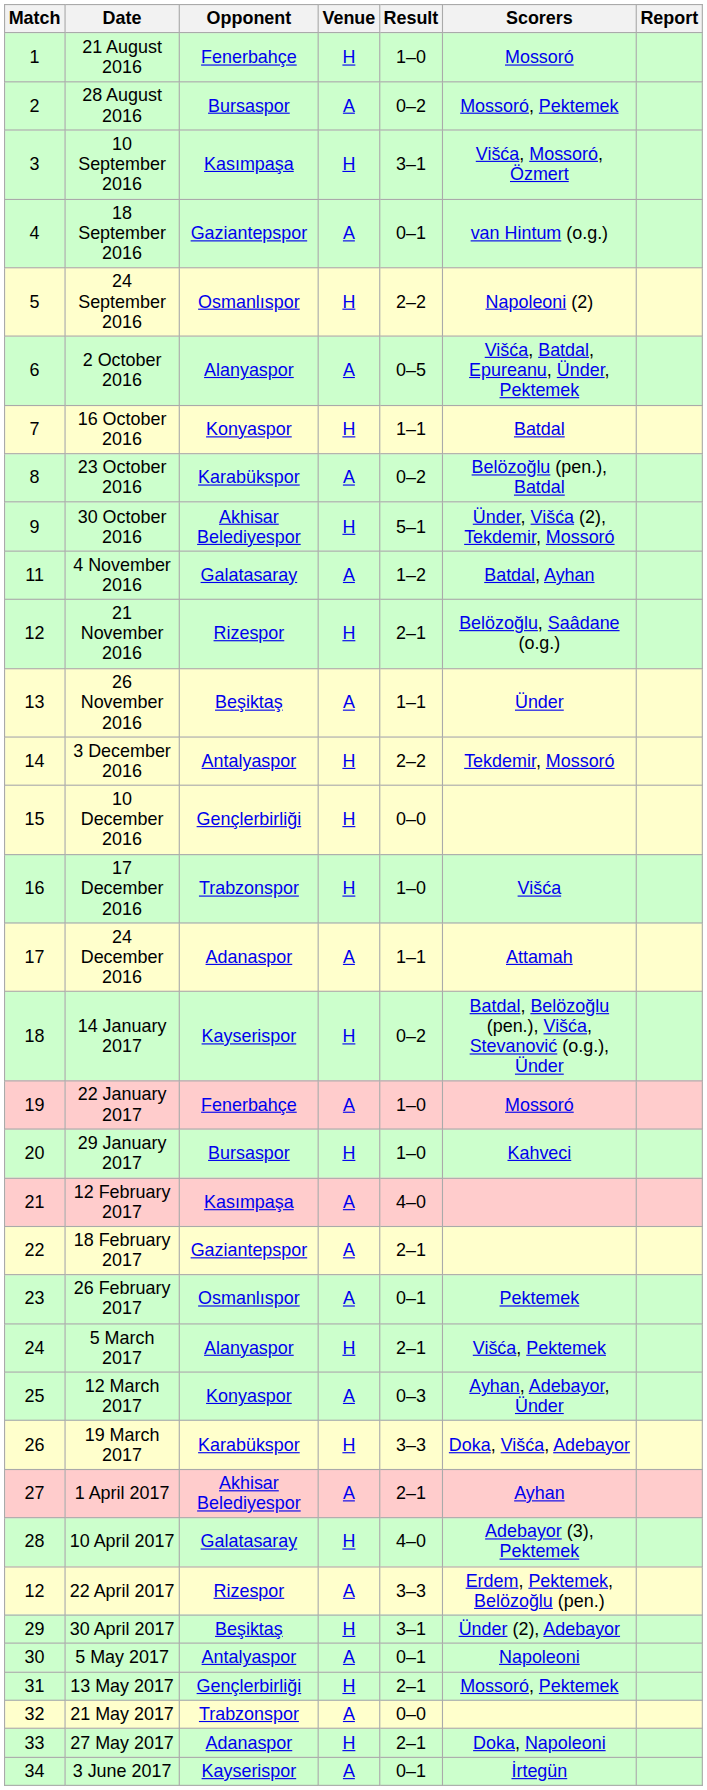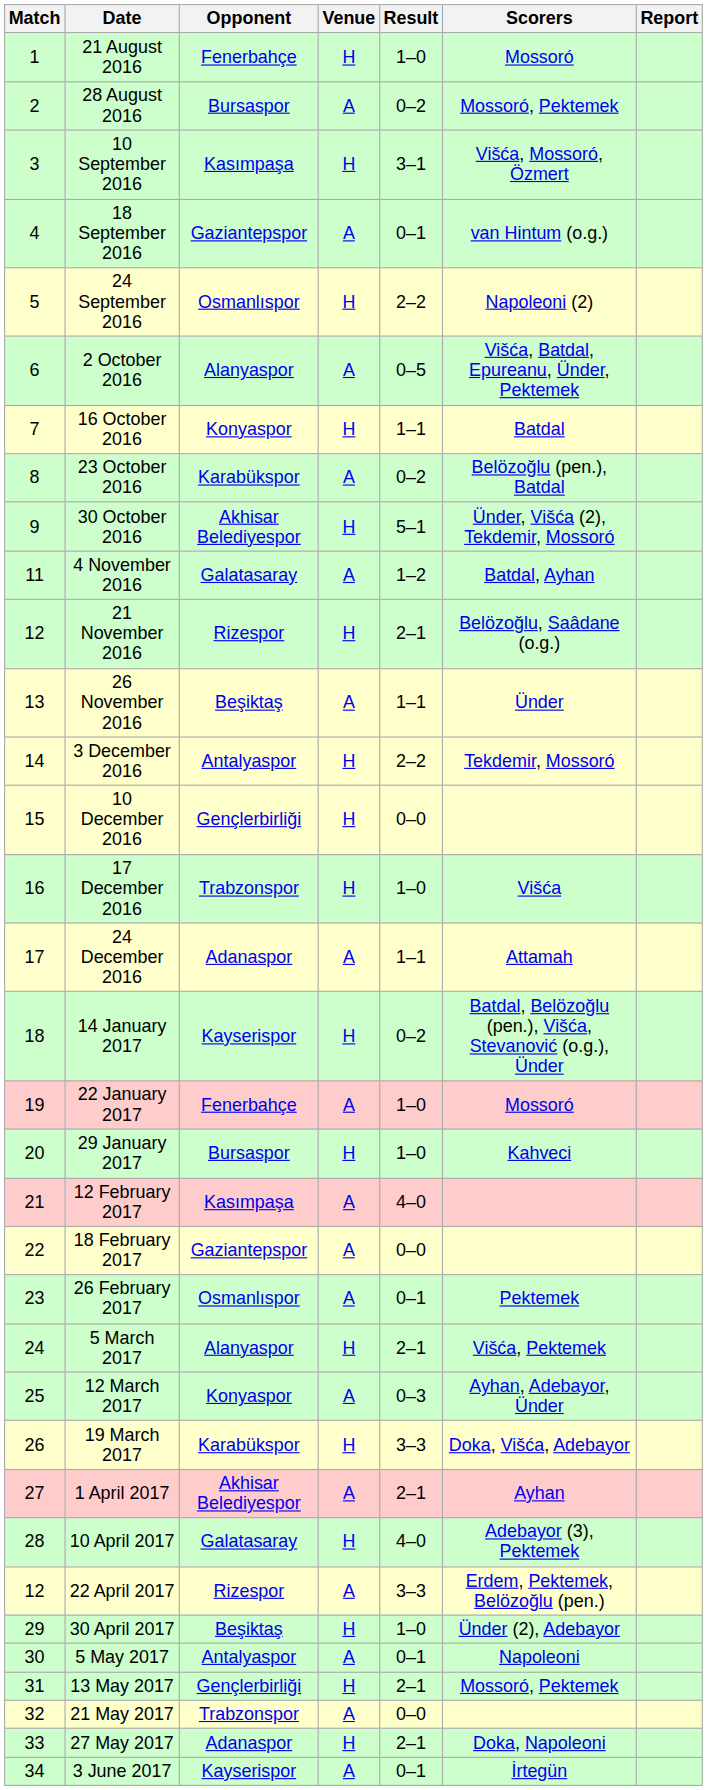(411, 1250) 2–1 -> (411, 1250) 0–0
(411, 1629) 3–1 -> (411, 1629) 1–0
